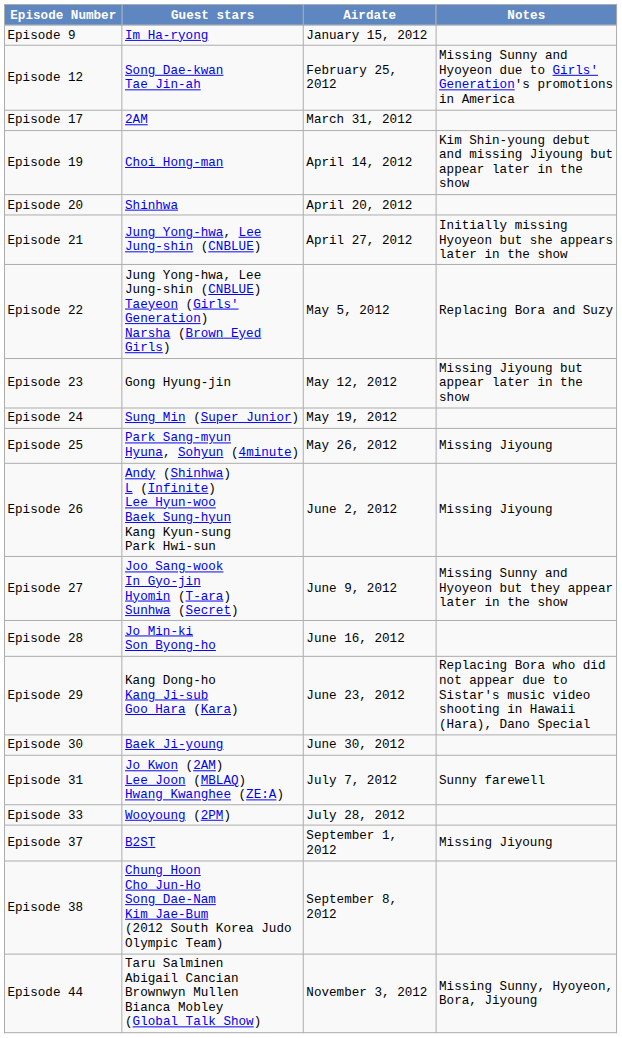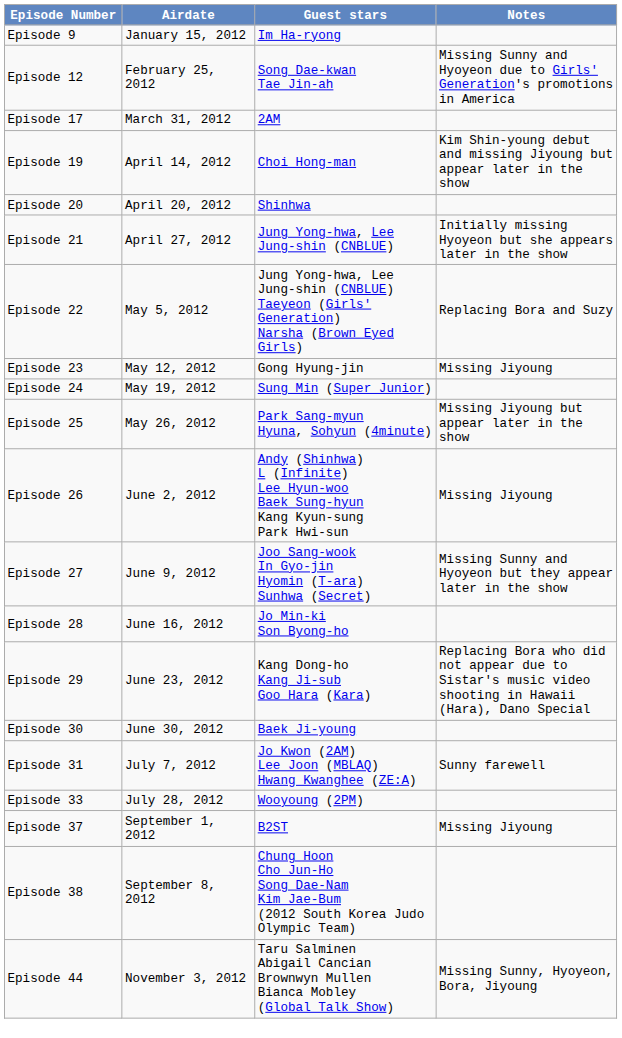columns swapped: (370, 15) <-> (213, 15)
(511, 383) Missing Jiyoung but appear later in the show -> (496, 368) Missing Jiyoung
(496, 446) Missing Jiyoung -> (511, 424) Missing Jiyoung but appear later in the show
